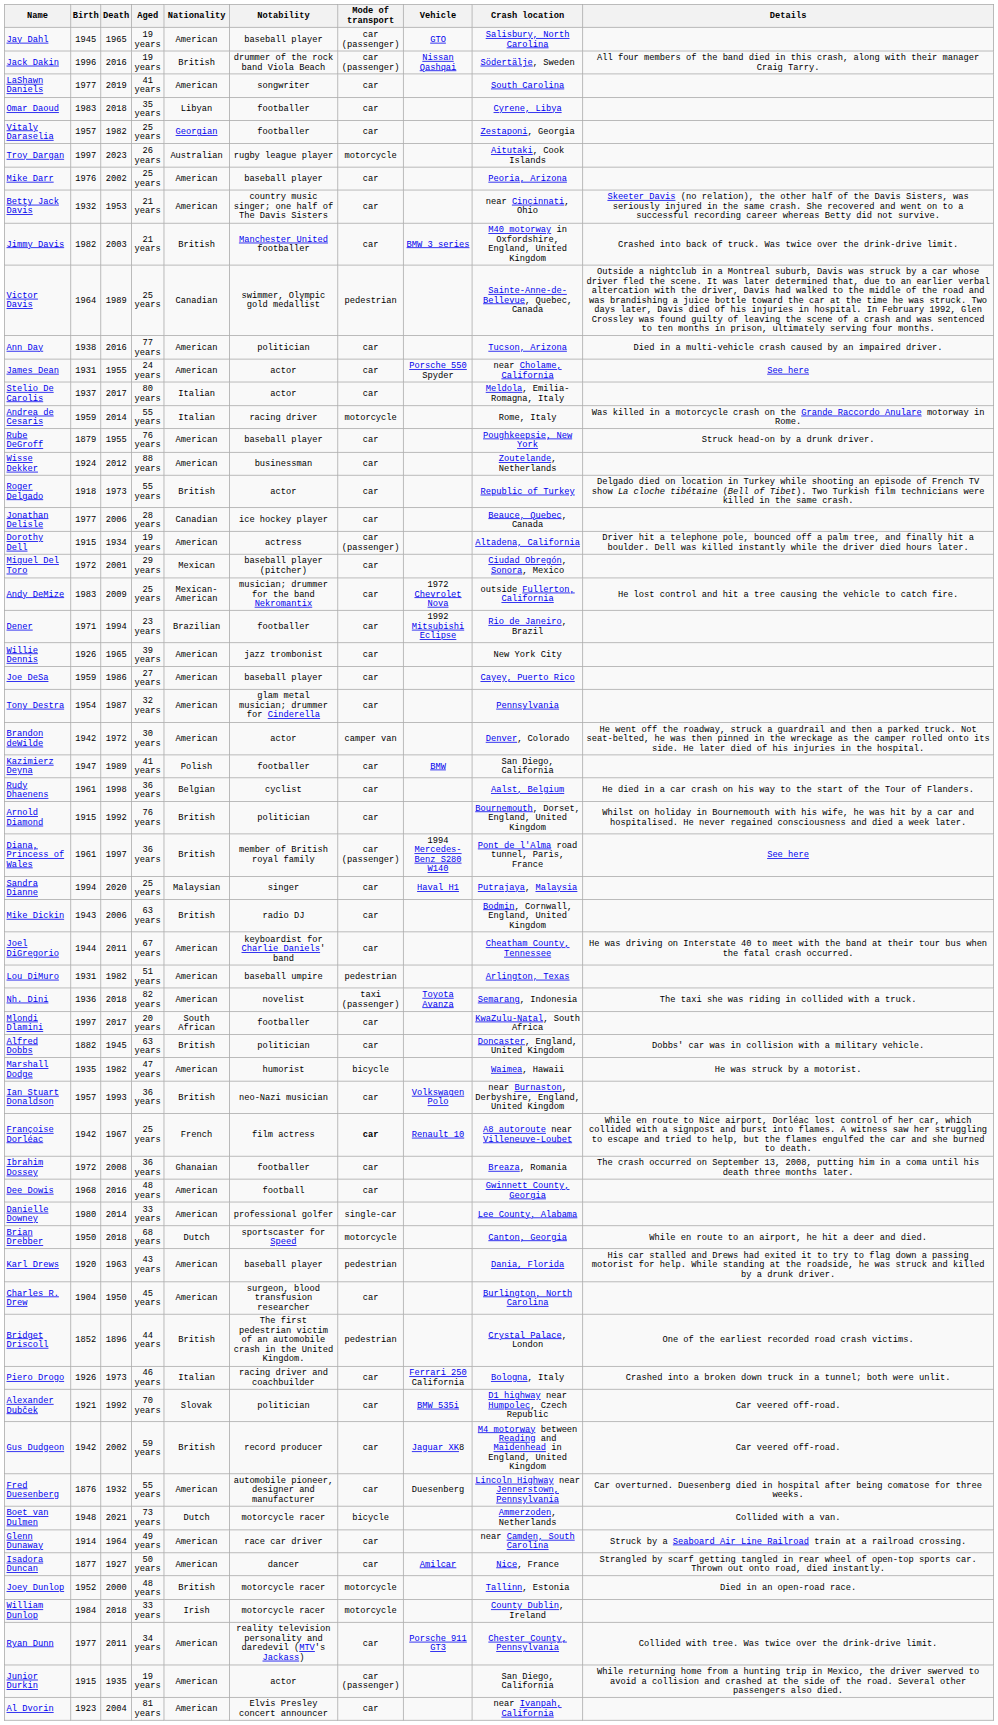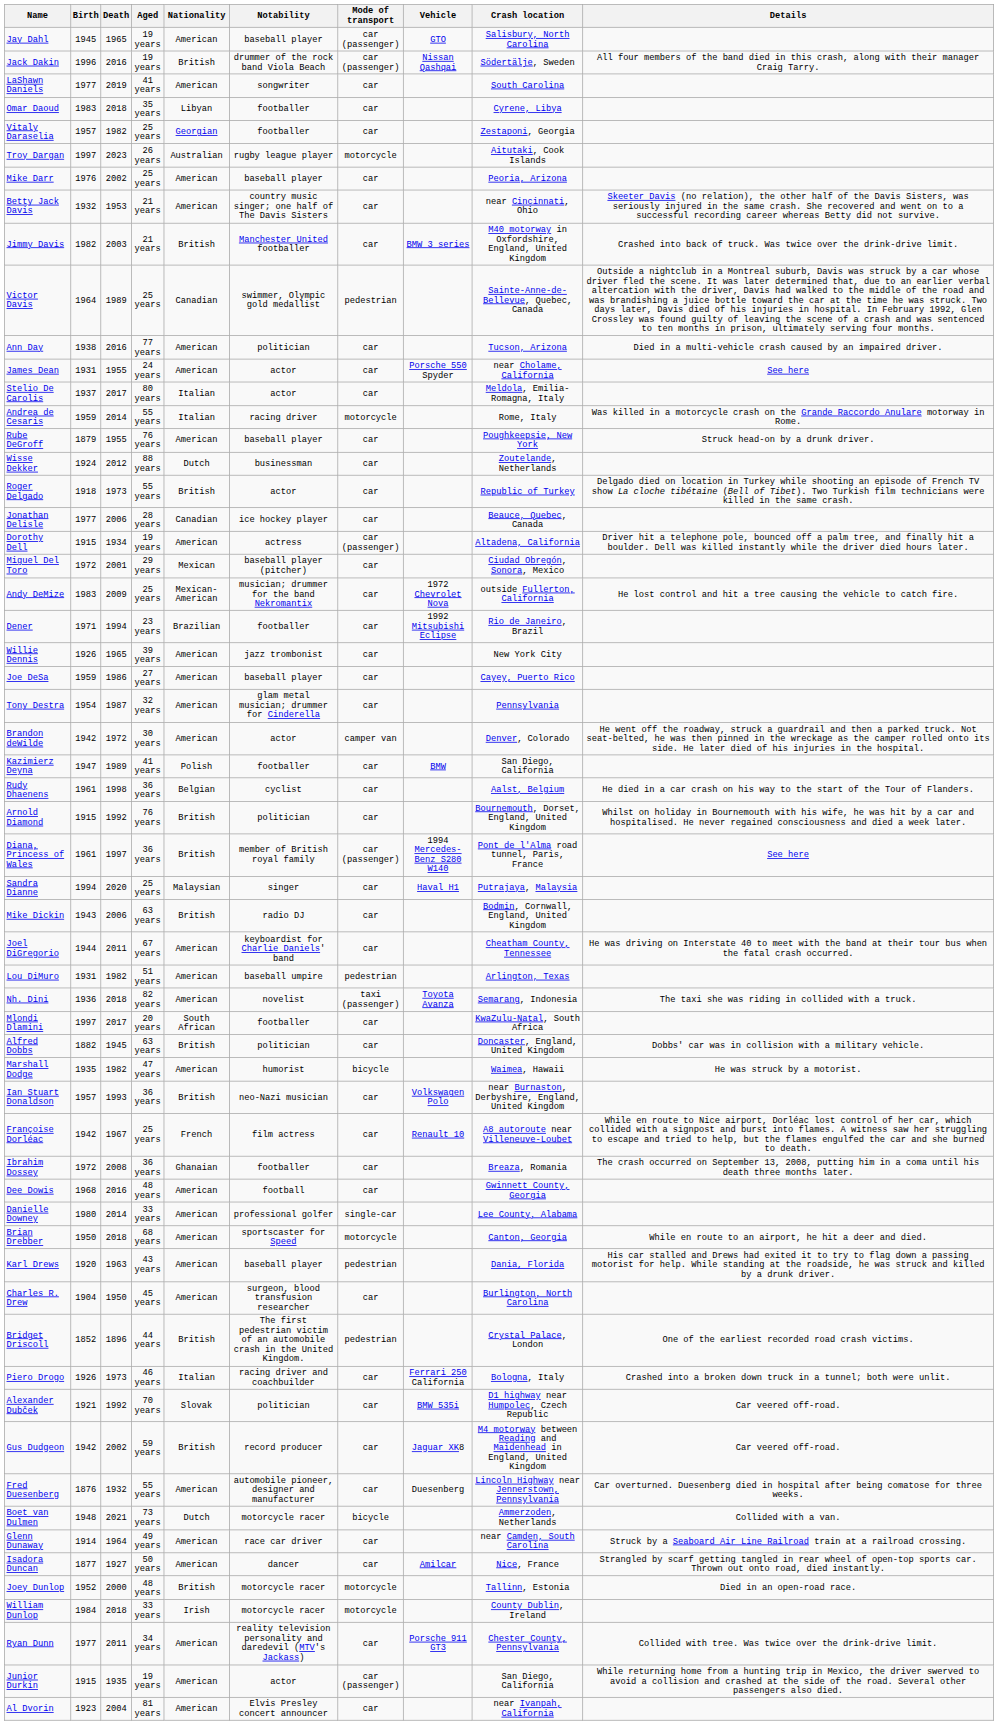(197, 464) American -> (197, 464) Dutch
(371, 1135) bold -> (371, 1135) normal
(197, 1237) Dutch -> (197, 1237) American
